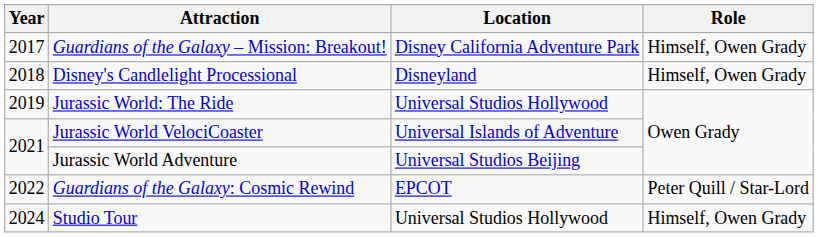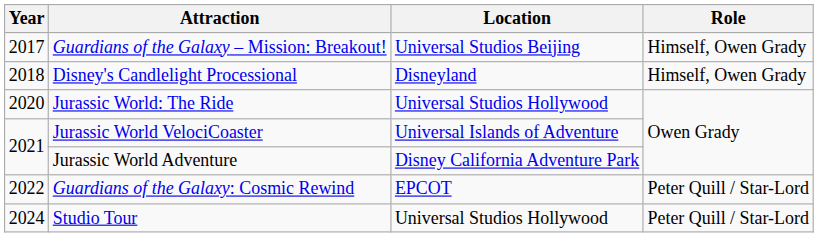(517, 47) Disney California Adventure Park -> (487, 47) Universal Studios Beijing
(27, 103) 2019 -> (27, 103) 2020
(487, 160) Universal Studios Beijing -> (517, 160) Disney California Adventure Park
(727, 217) Himself, Owen Grady -> (728, 217) Peter Quill / Star-Lord
